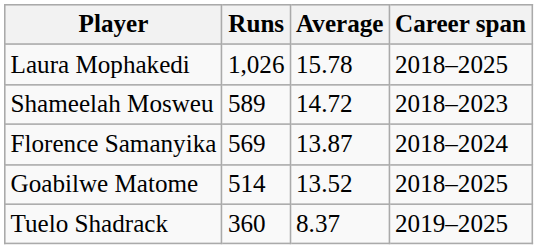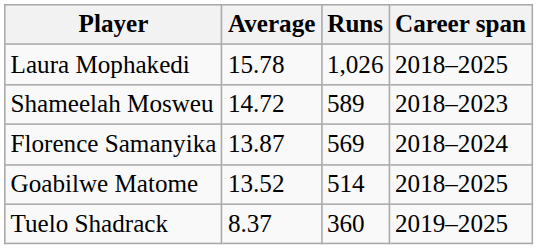columns swapped: (256, 24) <-> (340, 24)
